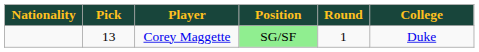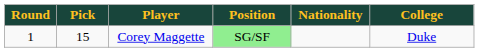columns swapped: (343, 15) <-> (44, 15)
(109, 36) 13 -> (83, 36) 15
